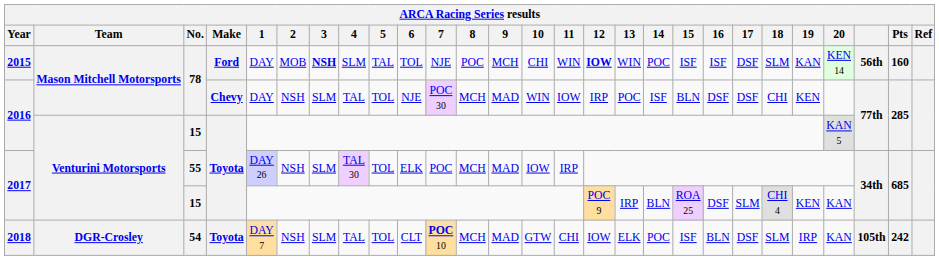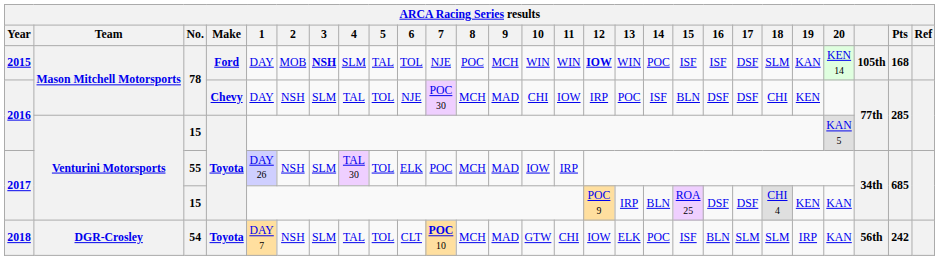(538, 62) CHI -> (538, 62) WIN
(871, 62) 56th -> (871, 62) 105th
(900, 62) 160 -> (900, 62) 168
(538, 97) WIN -> (538, 97) CHI
(748, 203) SLM -> (748, 203) DSF
(748, 238) DSF -> (748, 238) SLM
(871, 238) 105th -> (871, 238) 56th
